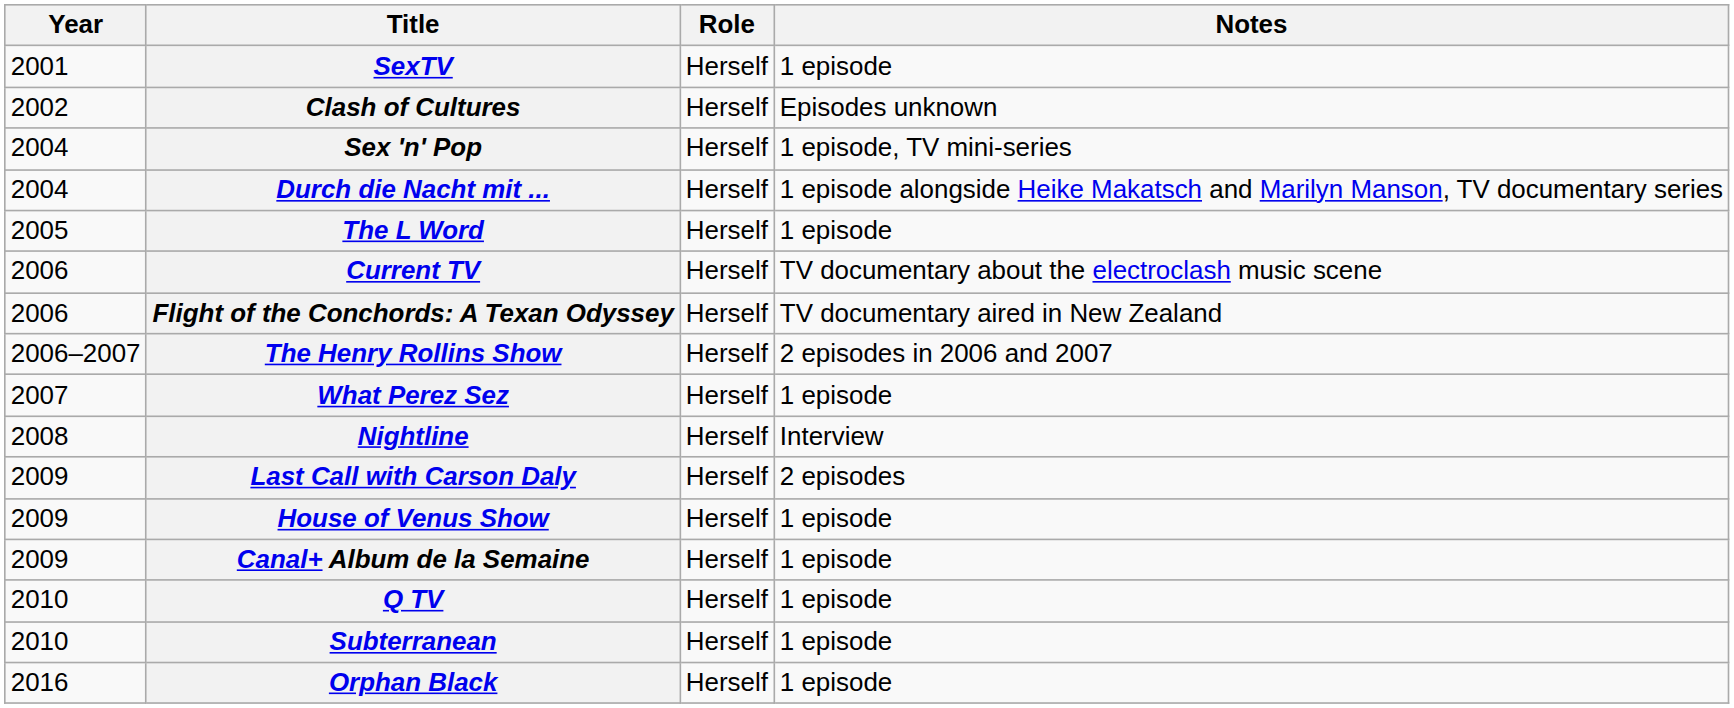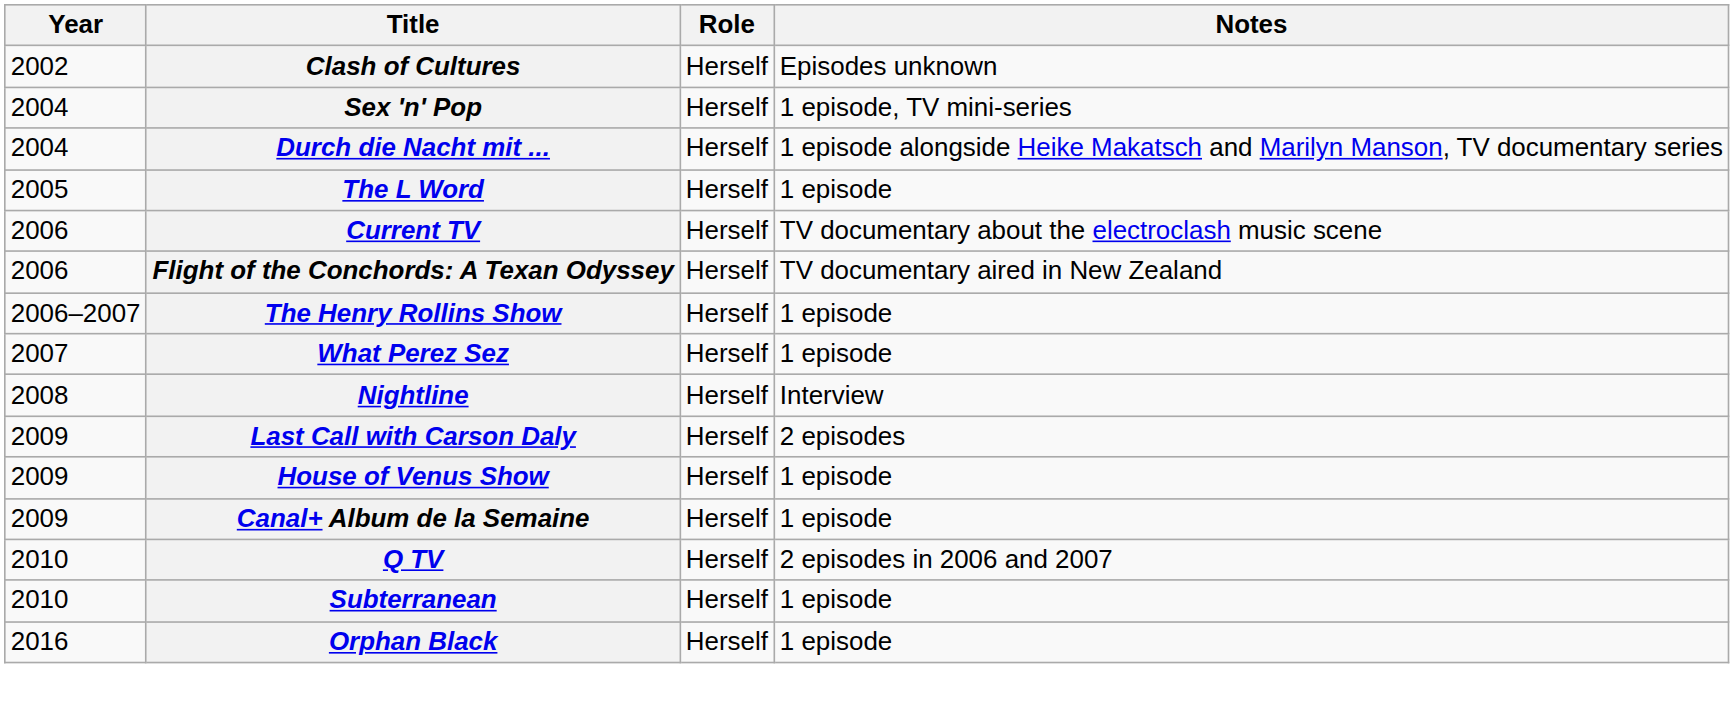- row: (413, 66)
(946, 353) 2 episodes in 2006 and 2007 -> (836, 312) 1 episode
(836, 600) 1 episode -> (946, 559) 2 episodes in 2006 and 2007
